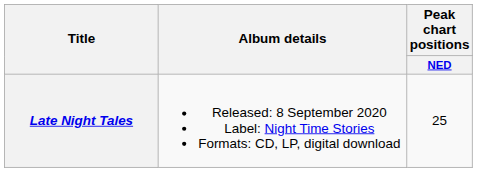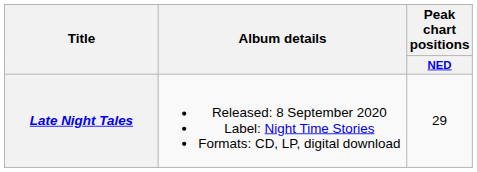(440, 120) 25 -> (440, 120) 29
